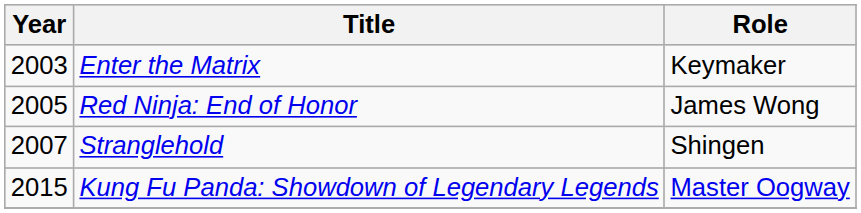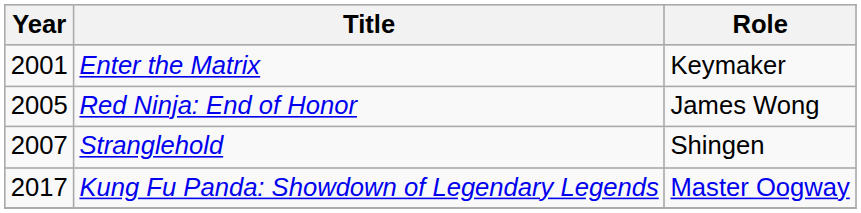(39, 65) 2003 -> (39, 65) 2001
(39, 187) 2015 -> (39, 187) 2017
